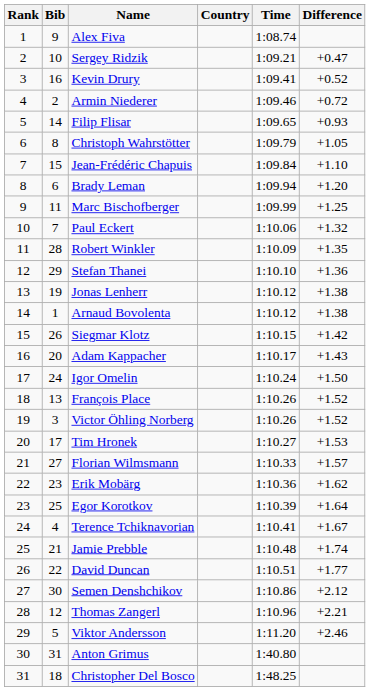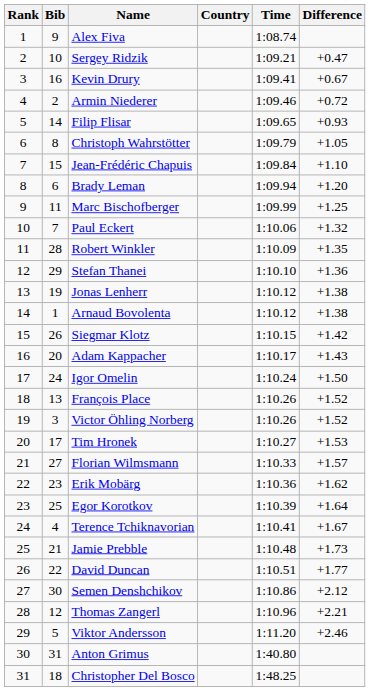(332, 79) +0.52 -> (332, 79) +0.67
(332, 548) +1.74 -> (332, 548) +1.73
